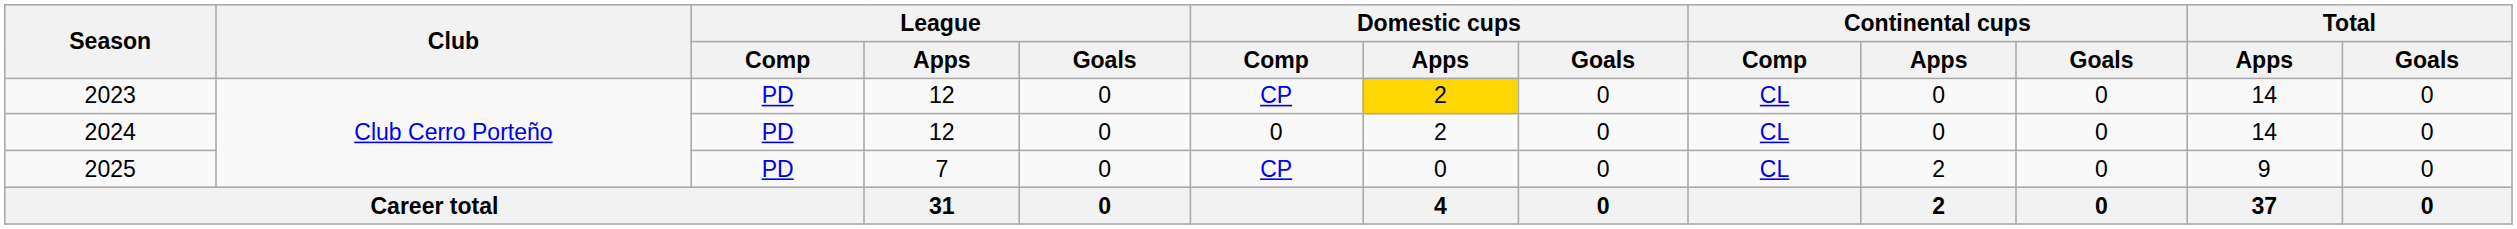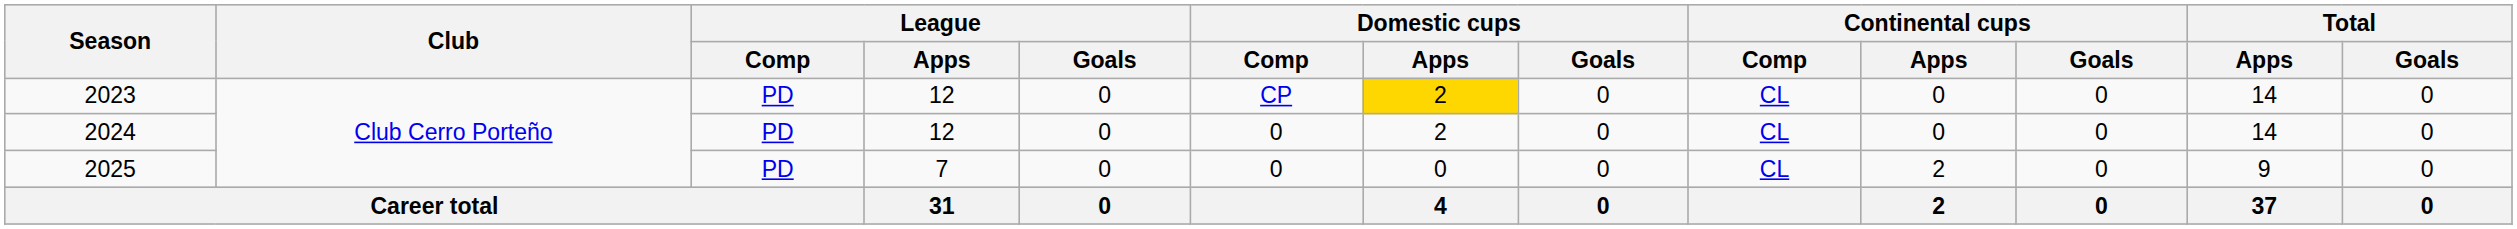(1276, 169) CP -> (1276, 169) 0
